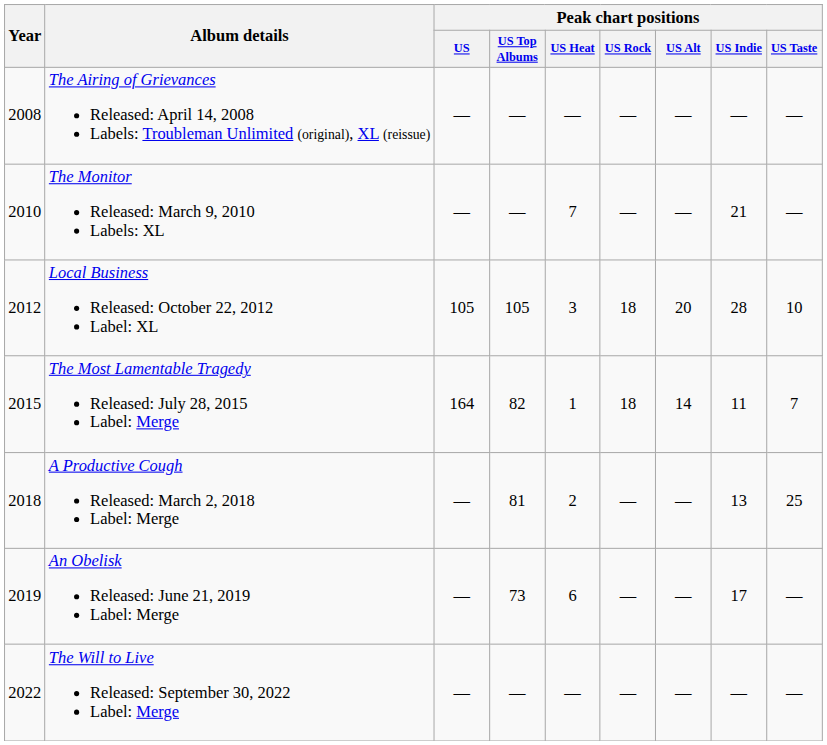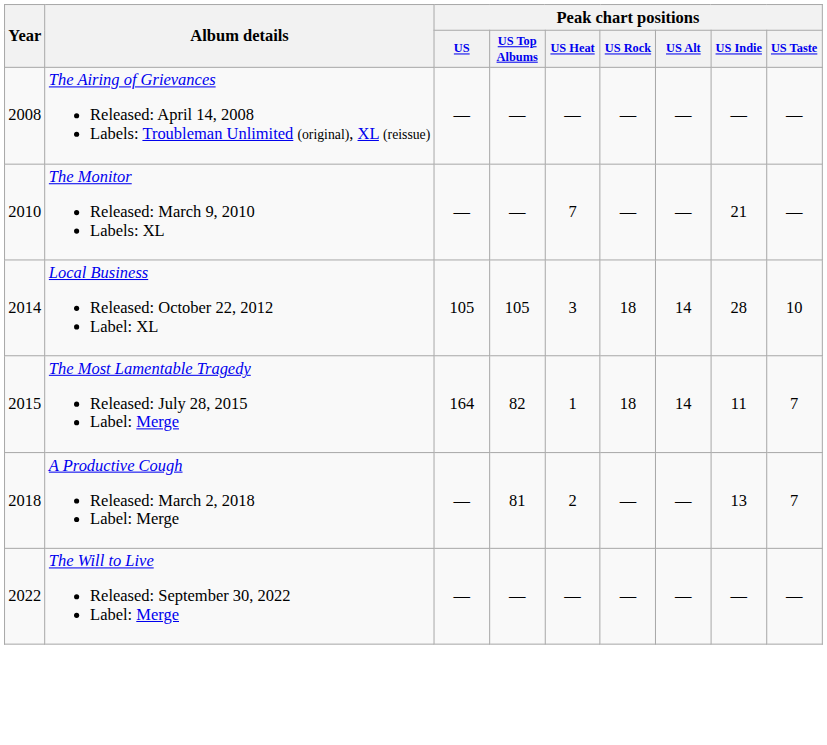(25, 307) 2012 -> (25, 307) 2014
(683, 307) 20 -> (683, 307) 14
(794, 500) 25 -> (794, 500) 7
- row: (240, 588)
